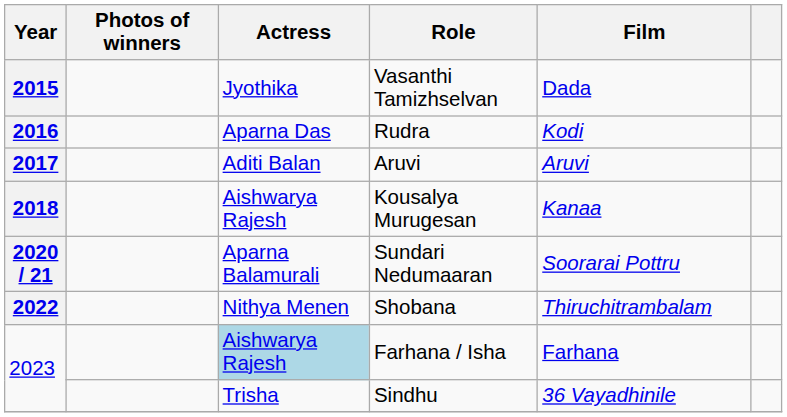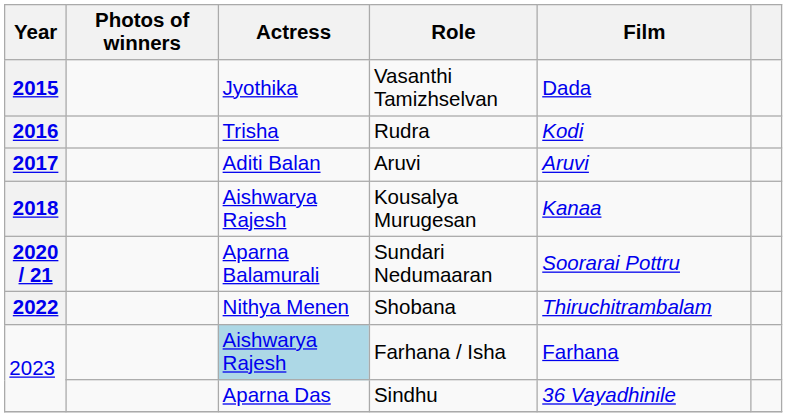(277, 131) Aparna Das -> (251, 131) Trisha
(251, 395) Trisha -> (277, 395) Aparna Das
